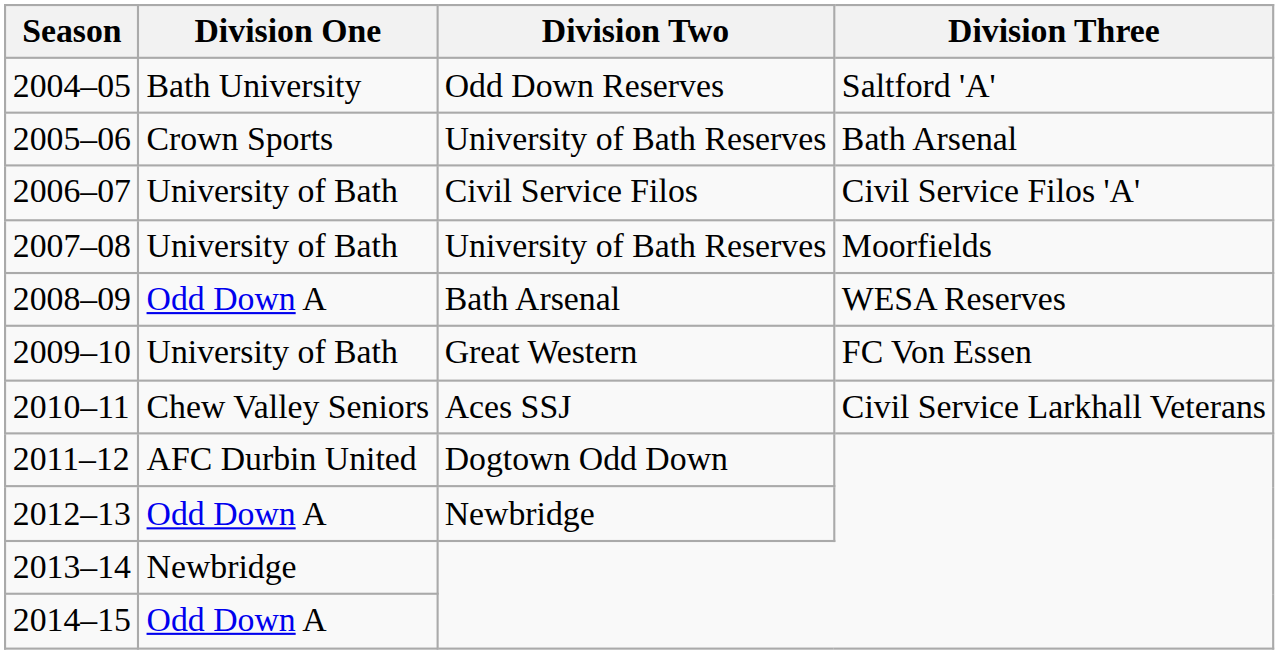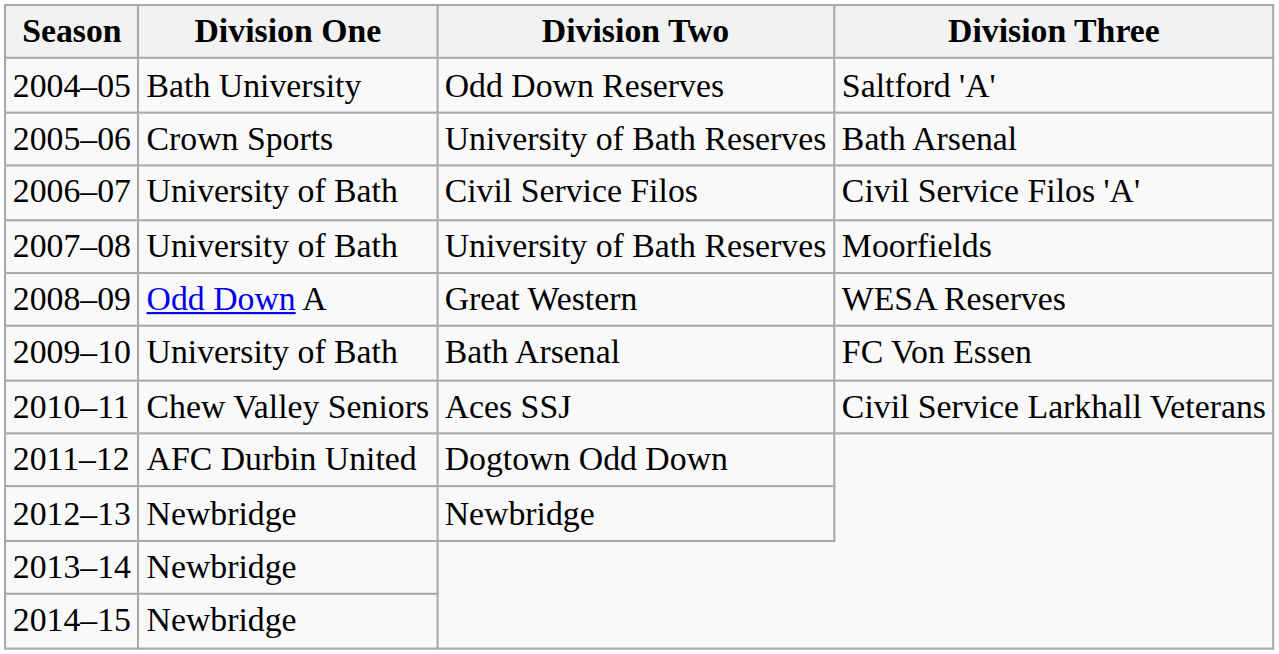(532, 298) Bath Arsenal -> (541, 298) Great Western
(541, 352) Great Western -> (532, 352) Bath Arsenal
(237, 513) Odd Down A -> (222, 513) Newbridge
(237, 620) Odd Down A -> (222, 620) Newbridge
